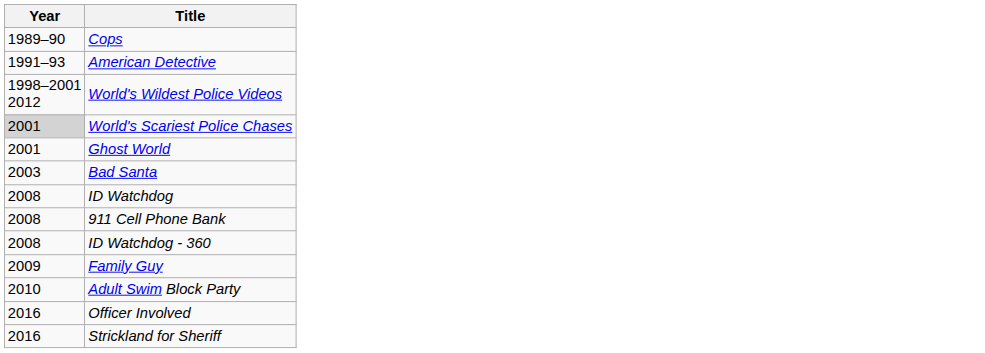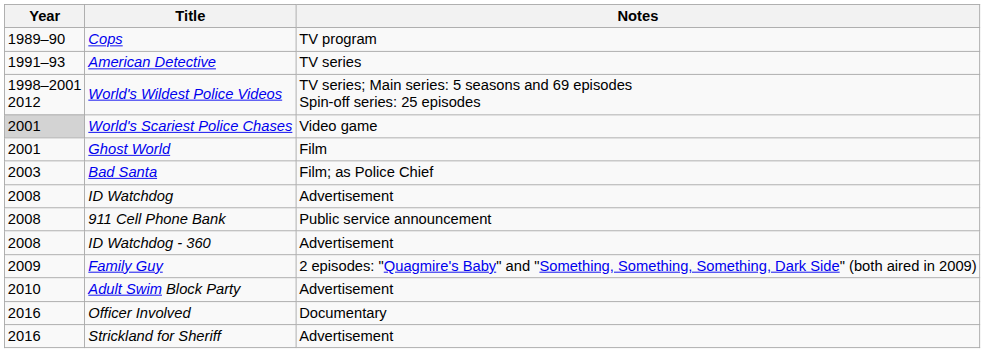+ column: (638, 16)
